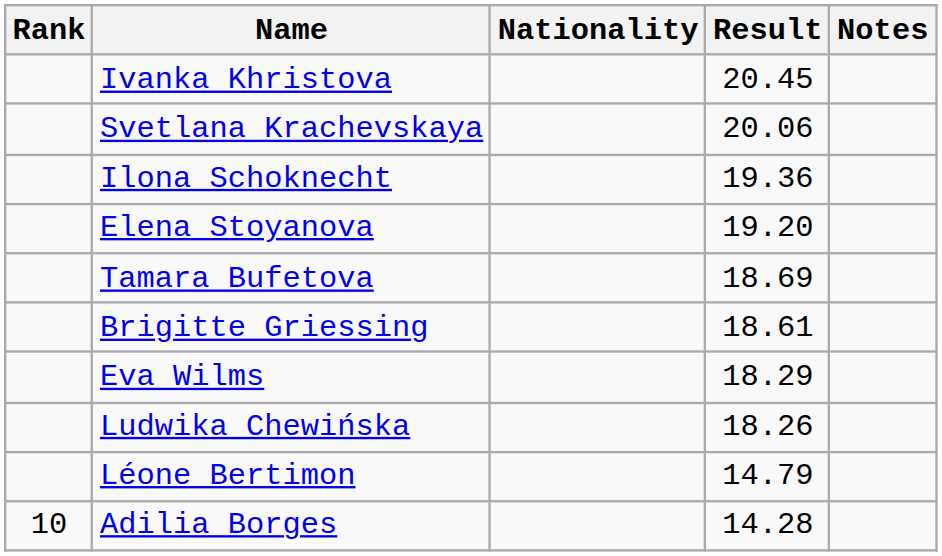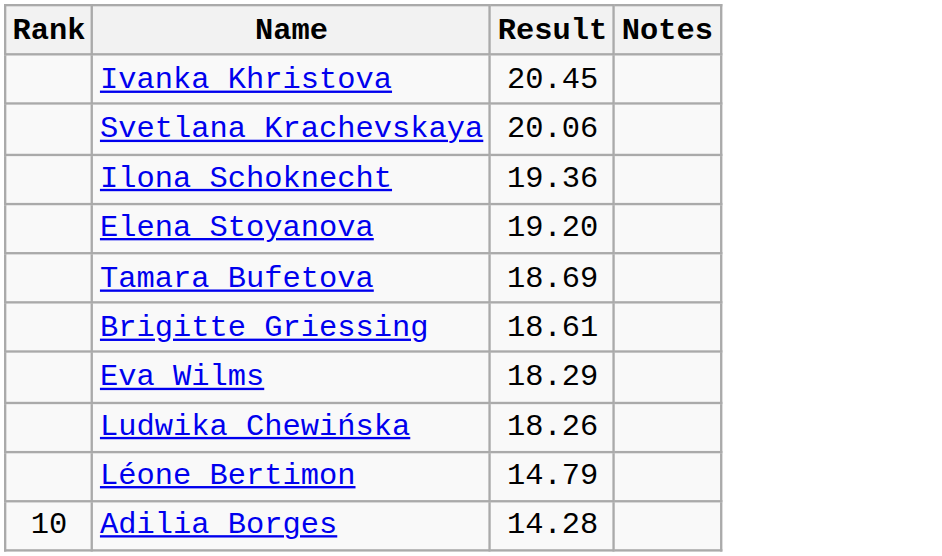- column: (598, 30)
